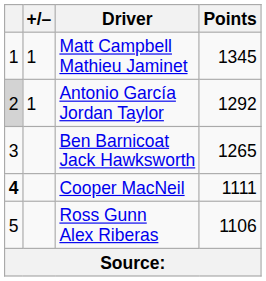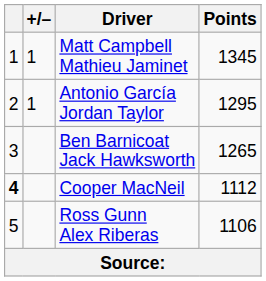(13, 103) lightgrey background -> (13, 103) no background
(237, 103) 1292 -> (237, 103) 1295
(239, 188) 1111 -> (239, 188) 1112
